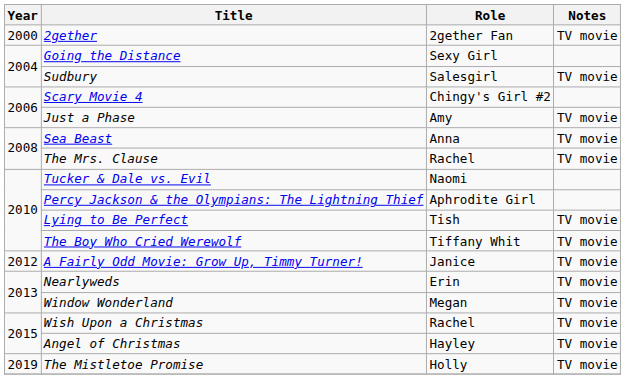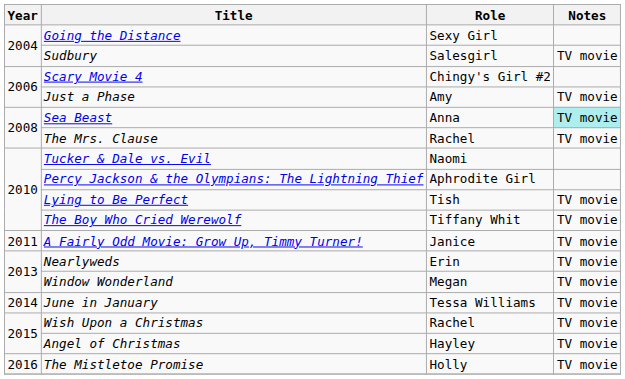- row: (70, 35)
(587, 138) no background -> (587, 118) paleturquoise background
(23, 261) 2012 -> (23, 241) 2011
+ row: (101, 302)
(23, 364) 2019 -> (23, 364) 2016
